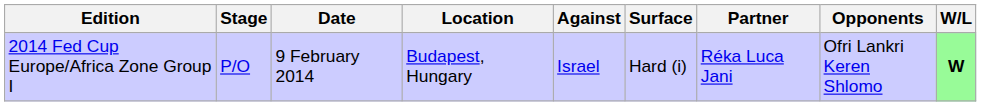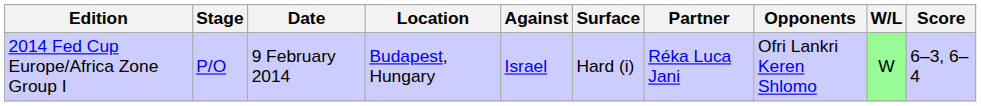+ column: (941, 18)
(956, 66) bold -> (886, 66) normal
